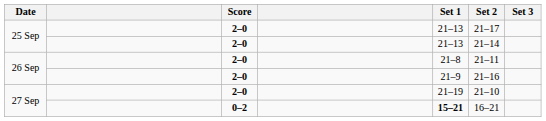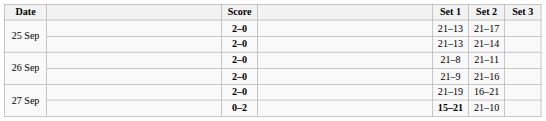(487, 92) 21–10 -> (487, 92) 16–21
(487, 108) 16–21 -> (487, 108) 21–10
